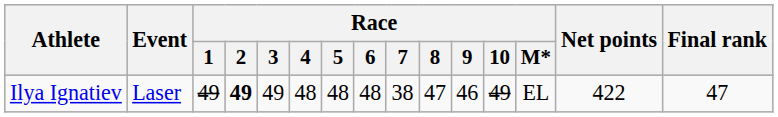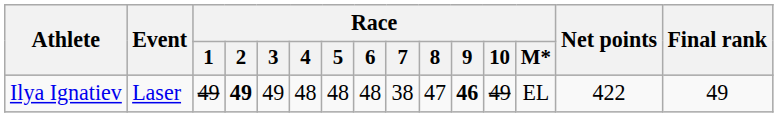(467, 93) normal -> (467, 93) bold
(717, 93) 47 -> (717, 93) 49
